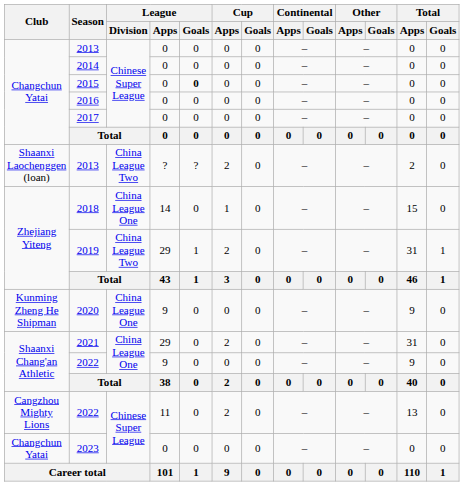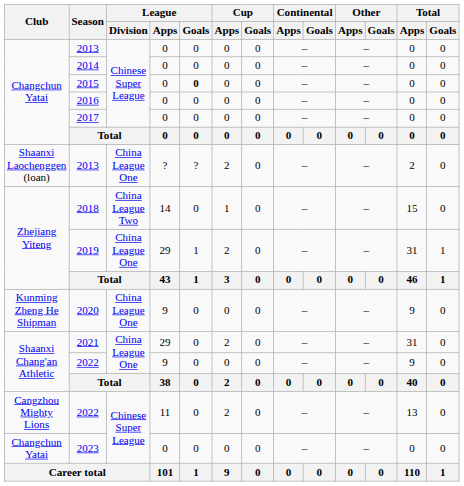(128, 165) China League Two -> (128, 165) China League One
(128, 208) China League One -> (128, 208) China League Two
(128, 250) China League Two -> (128, 250) China League One
